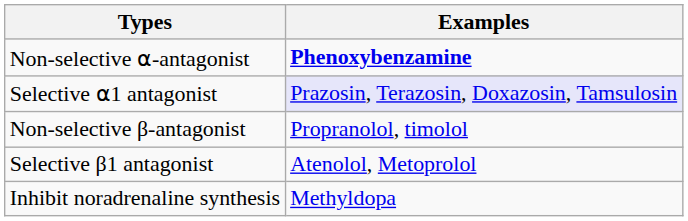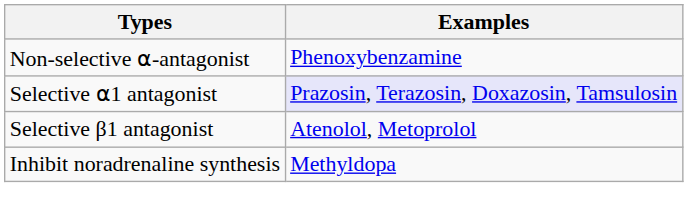(381, 57) bold -> (376, 57) normal
- row: (128, 128)
